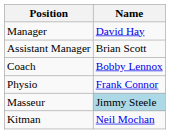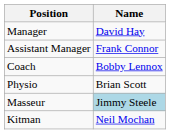(121, 48) Brian Scott -> (127, 48) Frank Connor
(127, 84) Frank Connor -> (121, 84) Brian Scott
